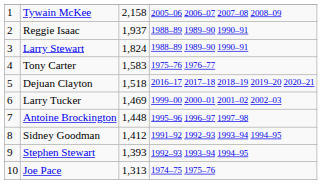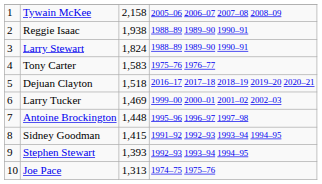(134, 30) 1,937 -> (134, 30) 1,938
(134, 135) 1,412 -> (134, 135) 1,415
